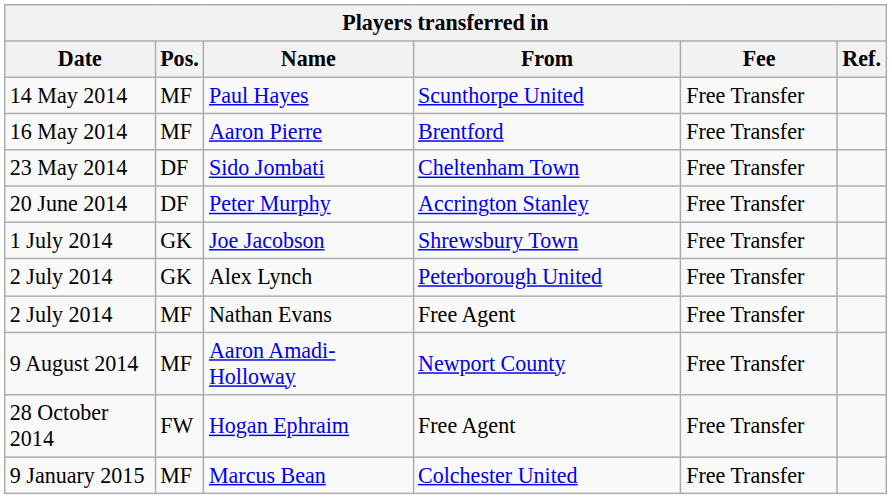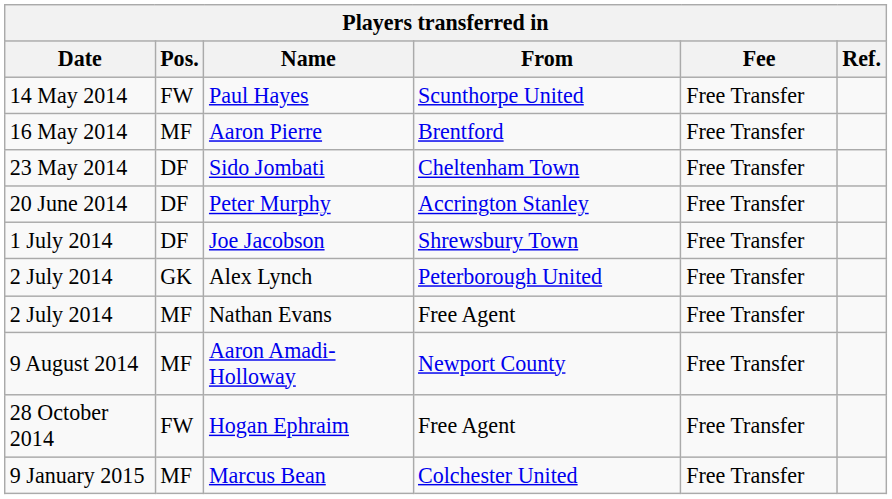(176, 95) MF -> (177, 95) FW
(176, 240) GK -> (174, 240) DF
